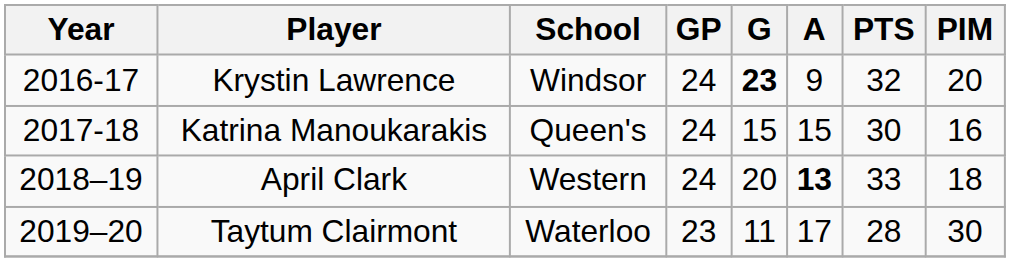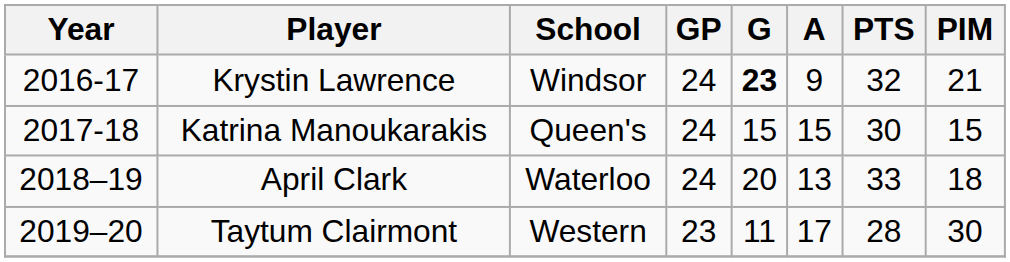(965, 79) 20 -> (965, 79) 21
(965, 130) 16 -> (965, 130) 15
(588, 180) Western -> (588, 180) Waterloo
(814, 180) bold -> (814, 180) normal
(588, 230) Waterloo -> (588, 230) Western
